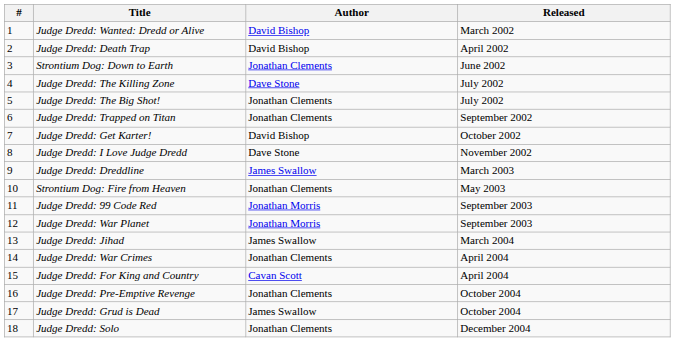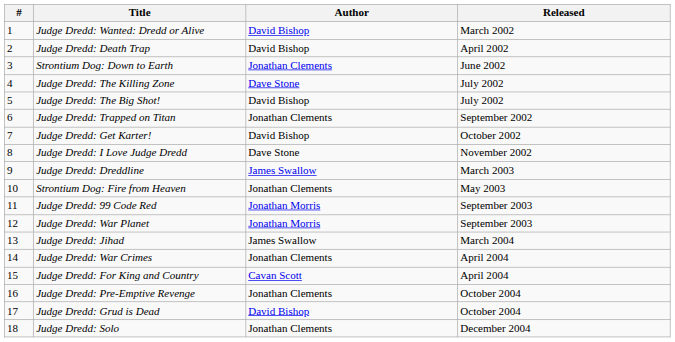(290, 100) Jonathan Clements -> (279, 100) David Bishop
(282, 310) James Swallow -> (279, 310) David Bishop
